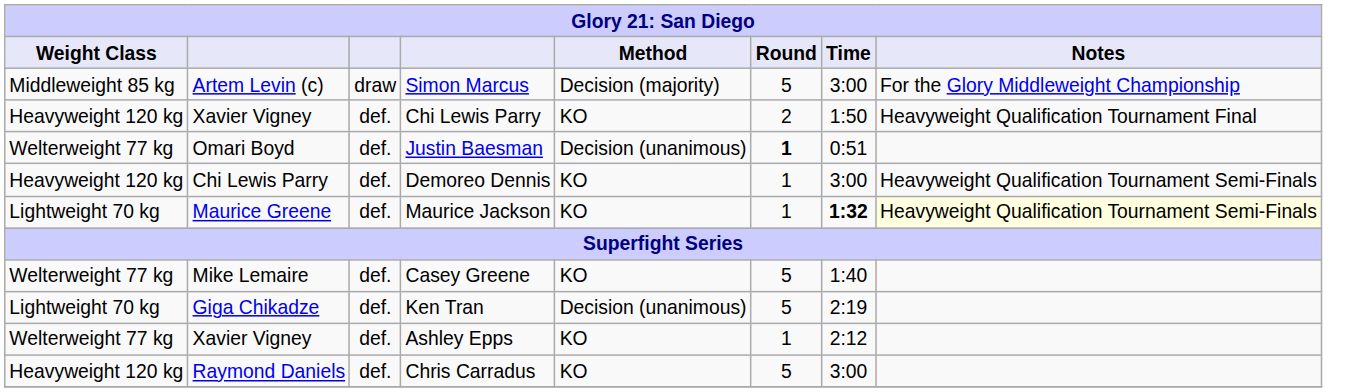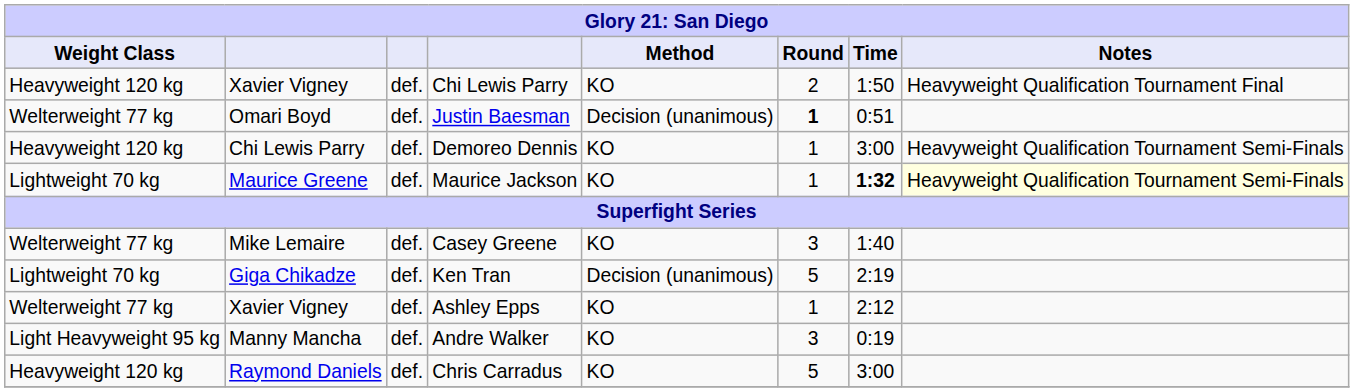- row: (467, 84)
(786, 275) 5 -> (813, 243) 3
+ row: (490, 339)
